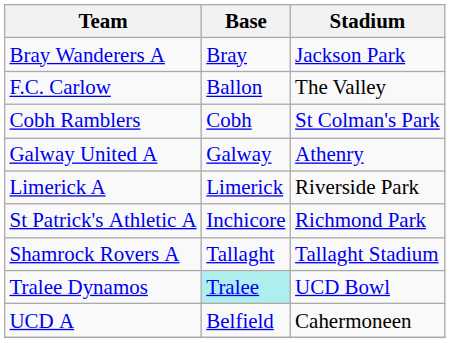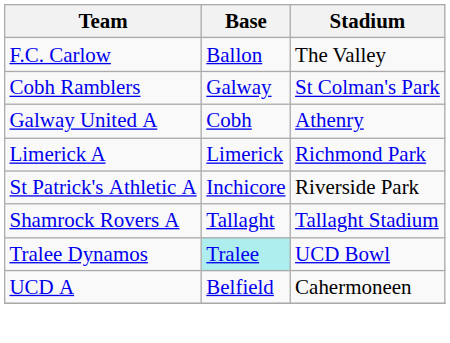- row: (87, 54)
(229, 120) Cobh -> (239, 87) Galway
(239, 154) Galway -> (229, 120) Cobh
(357, 187) Riverside Park -> (361, 154) Richmond Park
(361, 220) Richmond Park -> (357, 187) Riverside Park
